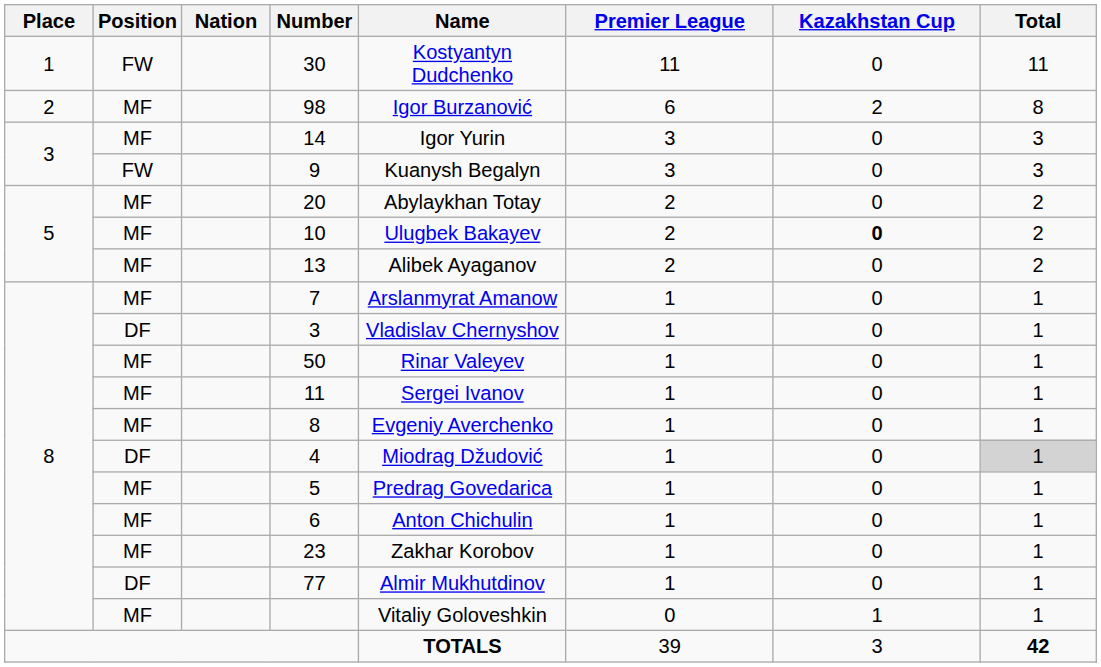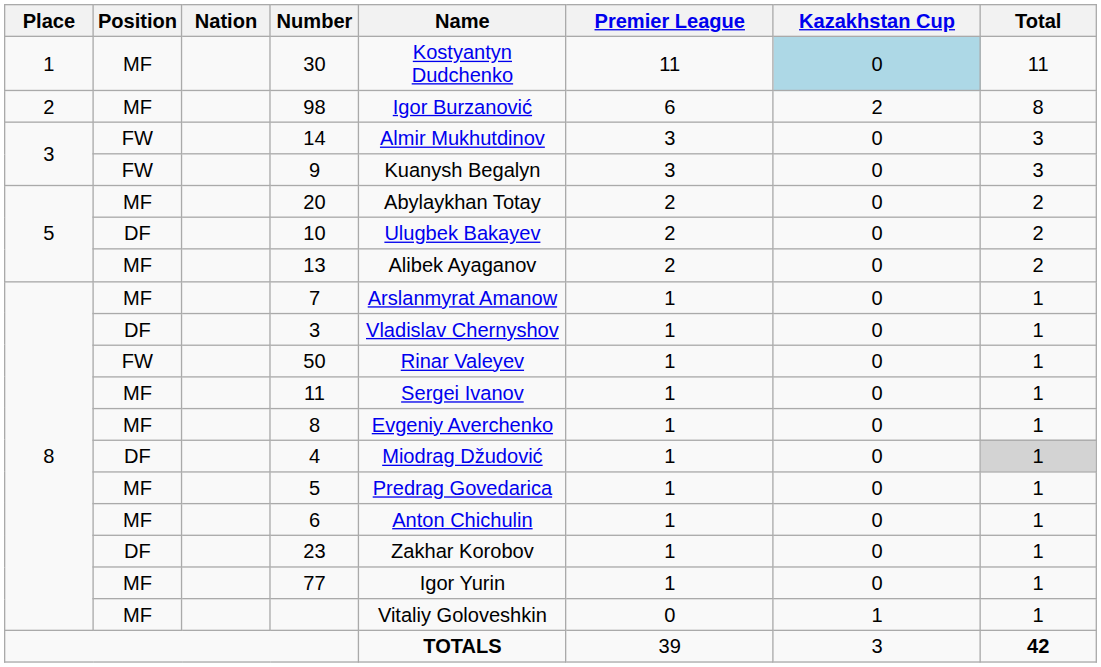(137, 64) FW -> (137, 64) MF
(877, 64) no background -> (877, 64) lightblue background
(137, 138) MF -> (137, 138) FW
(462, 138) Igor Yurin -> (462, 138) Almir Mukhutdinov
(137, 234) MF -> (137, 234) DF
(877, 234) bold -> (877, 234) normal
(137, 361) MF -> (137, 361) FW
(137, 551) MF -> (137, 551) DF
(137, 583) DF -> (137, 583) MF
(462, 583) Almir Mukhutdinov -> (462, 583) Igor Yurin
